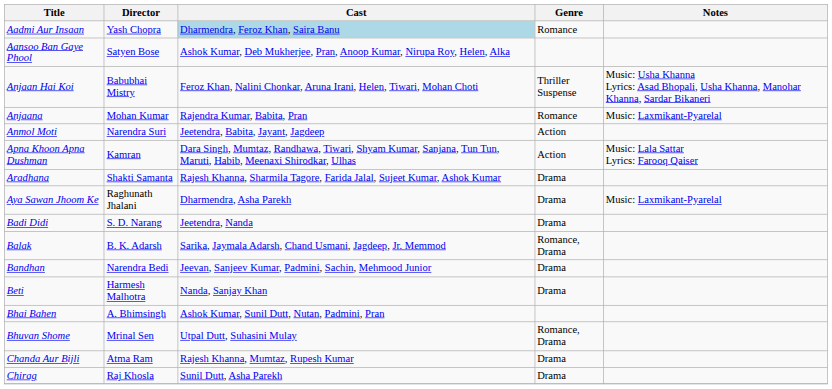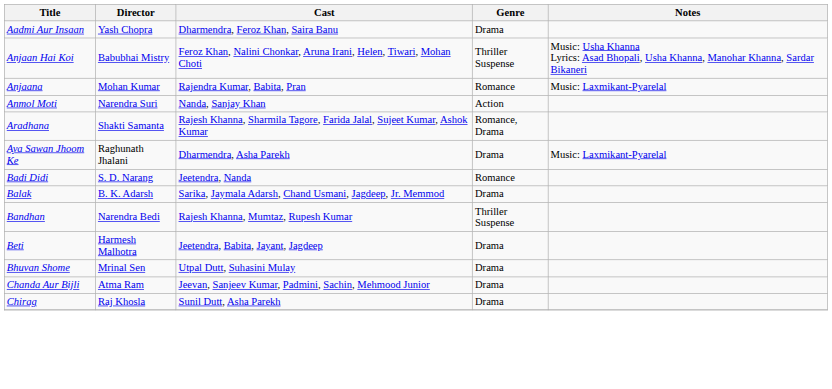(260, 29) lightblue background -> (258, 29) no background
(557, 29) Romance -> (489, 29) Drama
- row: (45, 52)
(252, 132) Jeetendra, Babita, Jayant, Jagdeep -> (222, 103) Nanda, Sanjay Khan
- row: (46, 154)
(552, 177) Drama -> (496, 126) Romance, Drama
(552, 223) Drama -> (495, 177) Romance
(558, 245) Romance, Drama -> (489, 194) Drama
(306, 268) Jeevan, Sanjeev Kumar, Padmini, Sachin, Mehmood Junior -> (265, 217) Rajesh Khanna, Mumtaz, Rupesh Kumar
(552, 268) Drama -> (495, 217) Thriller Suspense
(224, 291) Nanda, Sanjay Khan -> (251, 245) Jeetendra, Babita, Jayant, Jagdeep
- row: (32, 313)
(558, 336) Romance, Drama -> (489, 268) Drama
(267, 359) Rajesh Khanna, Mumtaz, Rupesh Kumar -> (304, 285) Jeevan, Sanjeev Kumar, Padmini, Sachin, Mehmood Junior
